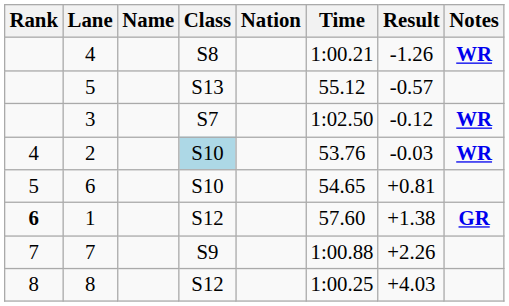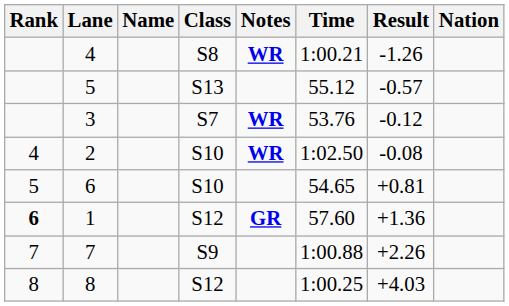columns swapped: (271, 20) <-> (474, 20)
(342, 119) 1:02.50 -> (332, 119) 53.76
(208, 152) lightblue background -> (208, 152) no background
(342, 152) 53.76 -> (332, 152) 1:02.50
(411, 152) -0.03 -> (401, 152) -0.08
(411, 218) +1.38 -> (401, 218) +1.36
